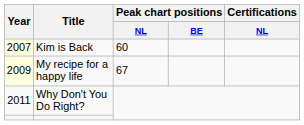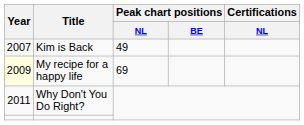(19, 47) lightyellow background -> (19, 47) no background
(122, 47) 60 -> (122, 47) 49
(122, 71) 67 -> (122, 71) 69
